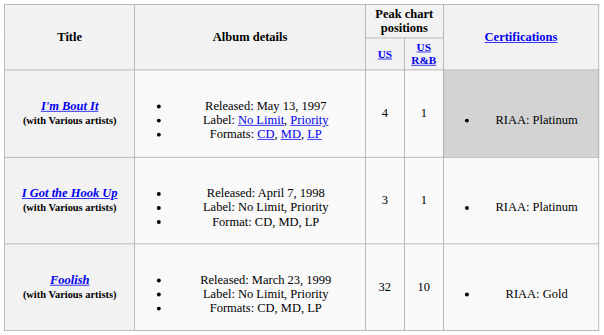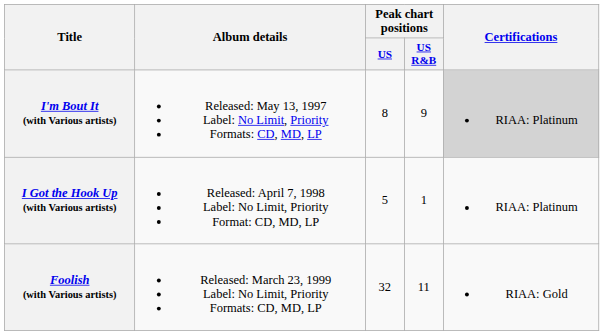(385, 113) 4 -> (385, 113) 8
(424, 113) 1 -> (424, 113) 9
(385, 200) 3 -> (385, 200) 5
(424, 287) 10 -> (424, 287) 11
